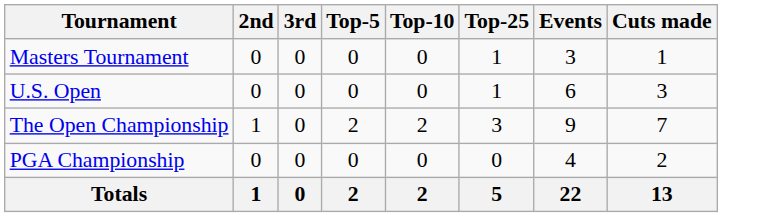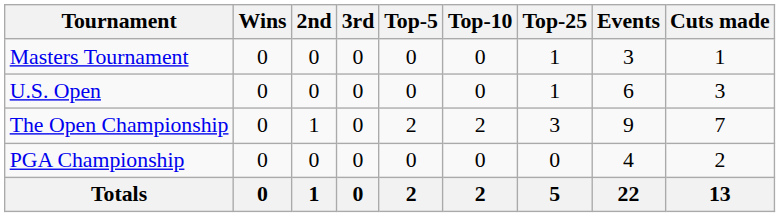+ column: (263, 21)
